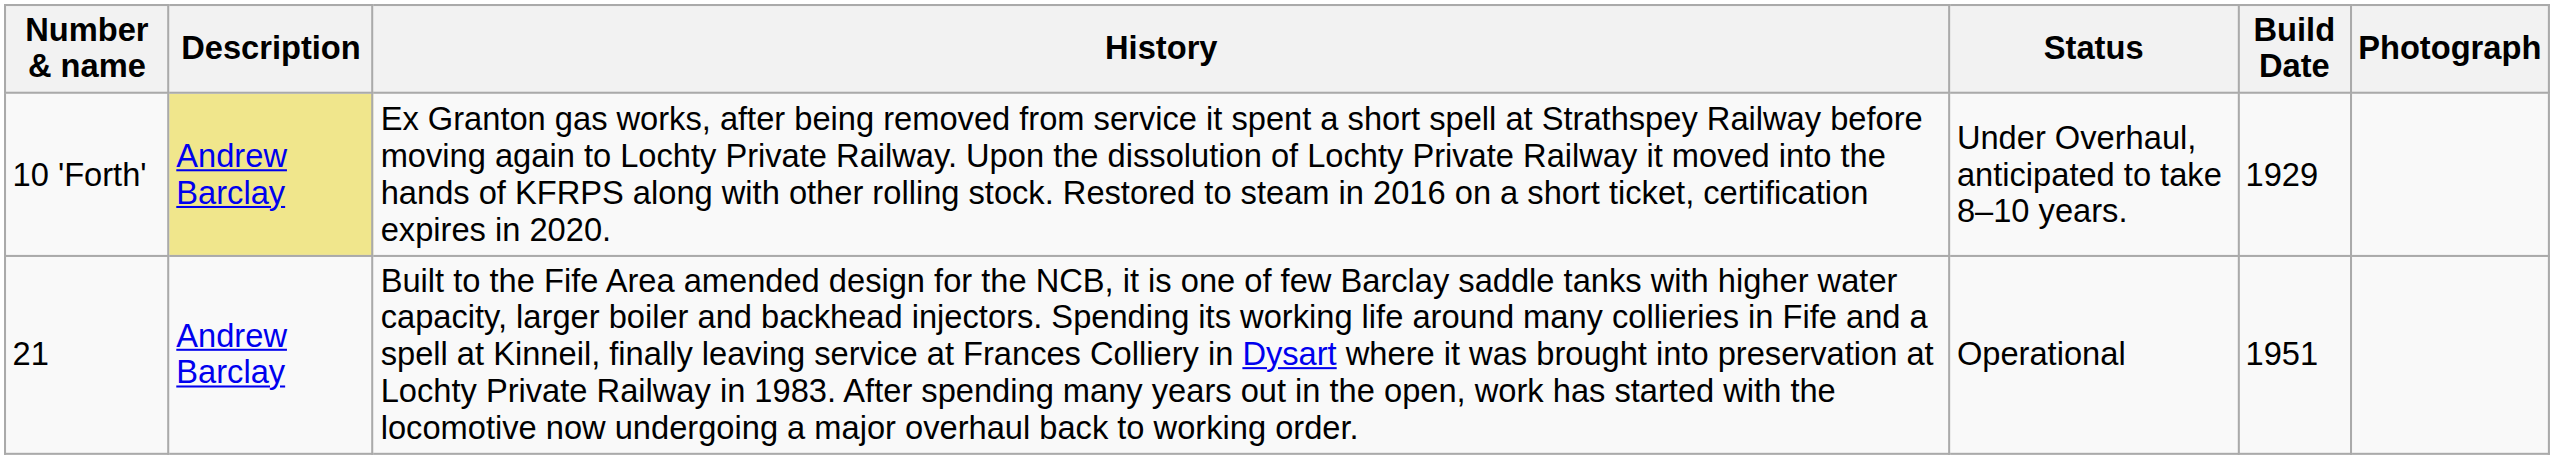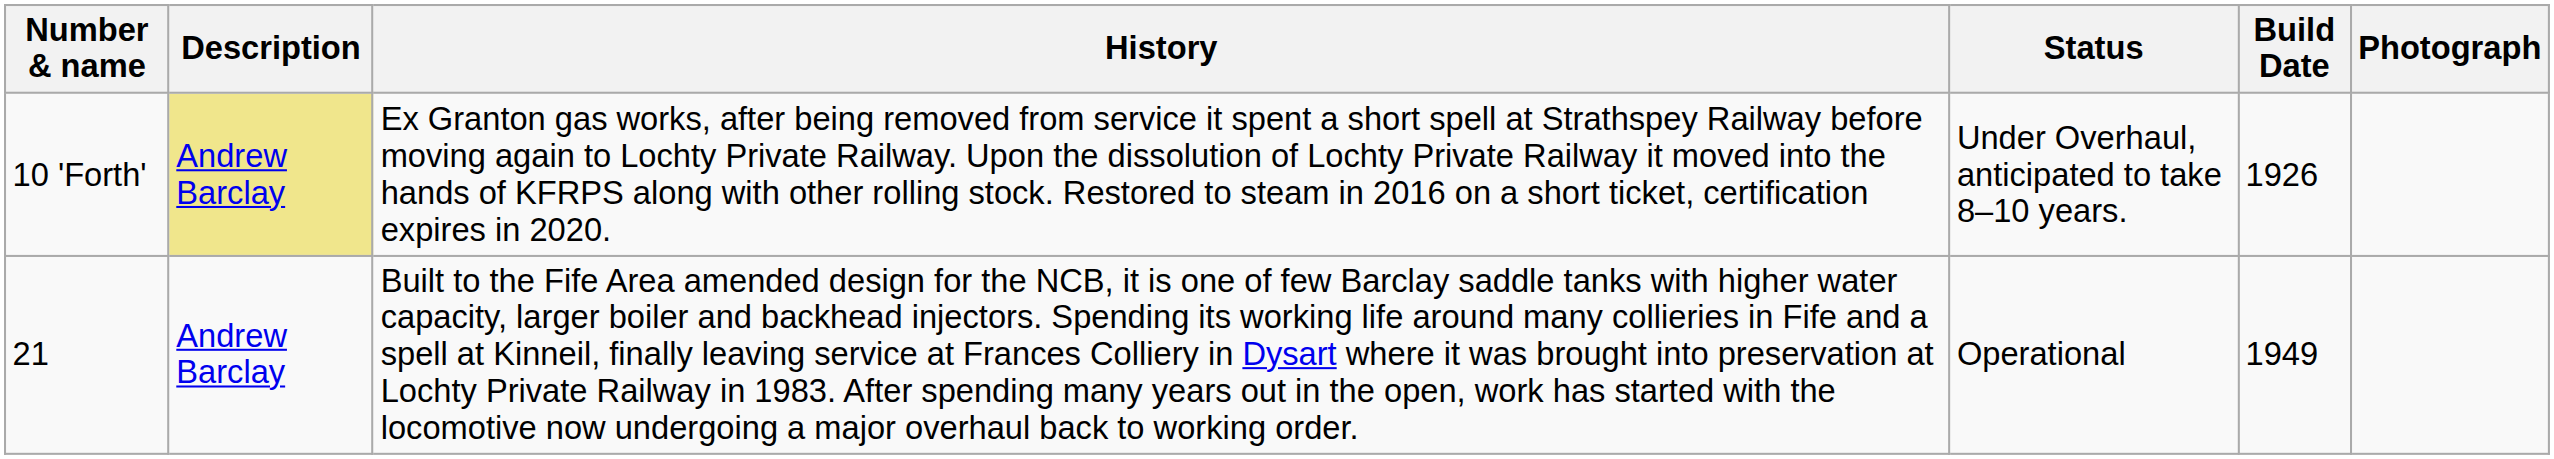(2282, 173) 1929 -> (2282, 173) 1926
(2282, 354) 1951 -> (2282, 354) 1949
